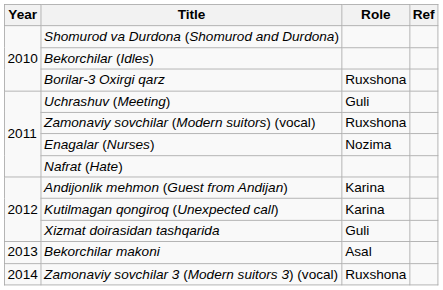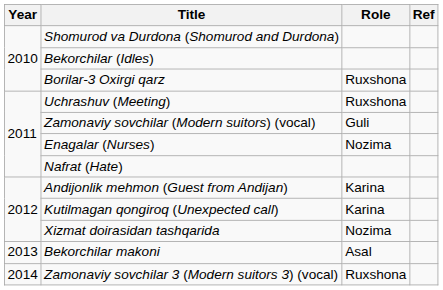(357, 101) Guli -> (376, 101) Ruxshona
(376, 123) Ruxshona -> (357, 123) Guli
(357, 230) Guli -> (368, 230) Nozima
